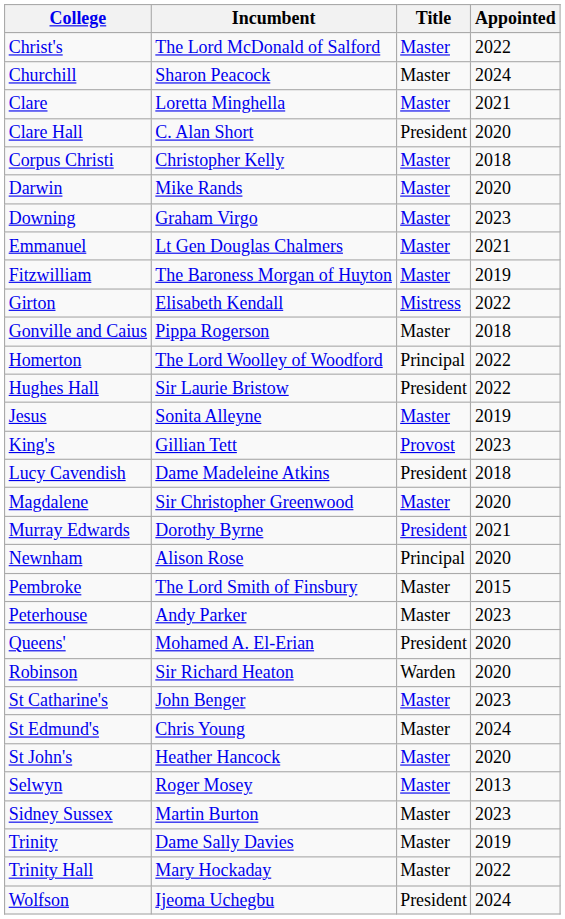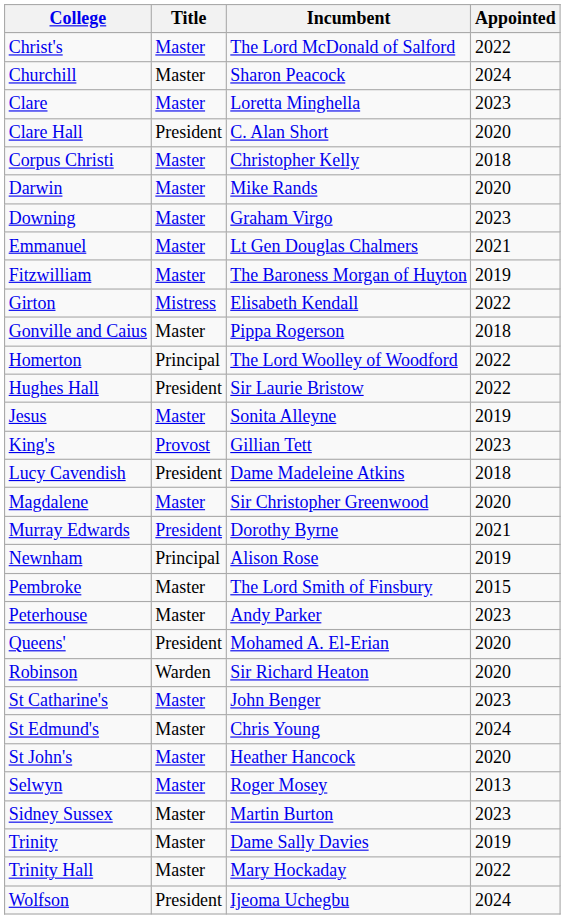columns swapped: (274, 18) <-> (434, 18)
(493, 103) 2021 -> (493, 103) 2023
(493, 558) 2020 -> (493, 558) 2019
